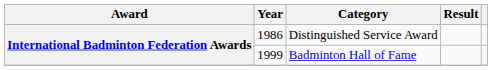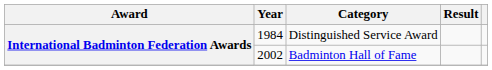(270, 34) 1986 -> (270, 34) 1984
(270, 55) 1999 -> (270, 55) 2002
